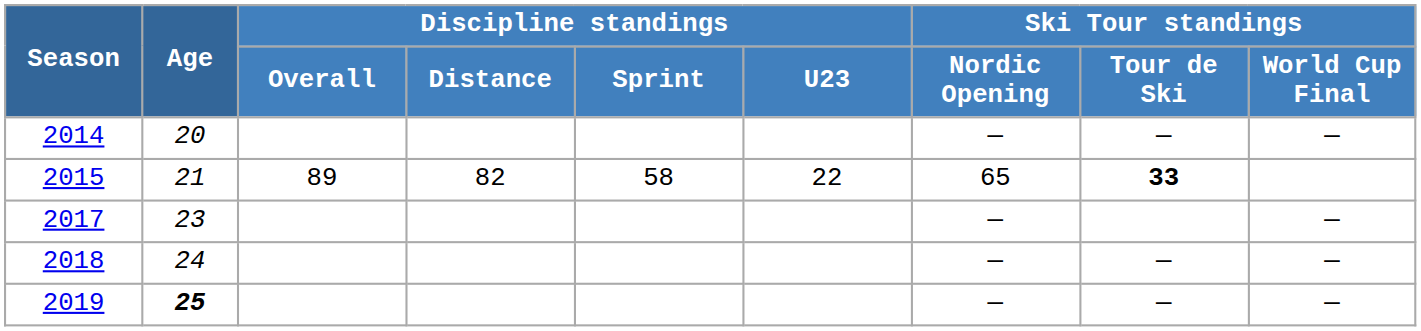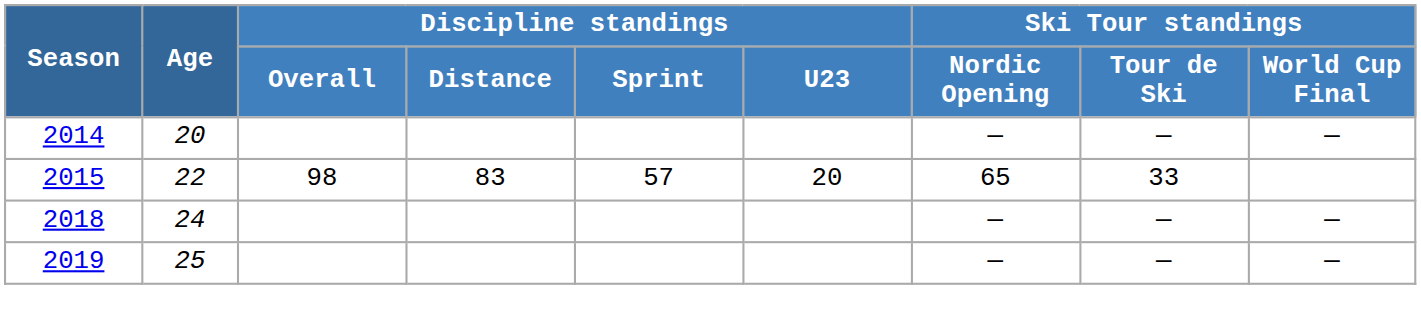(190, 180) 21 -> (190, 180) 22
(322, 180) 89 -> (322, 180) 98
(490, 180) 82 -> (490, 180) 83
(659, 180) 58 -> (659, 180) 57
(827, 180) 22 -> (827, 180) 20
(1164, 180) bold -> (1164, 180) normal
- row: (74, 221)
(190, 304) bold -> (190, 263) normal
